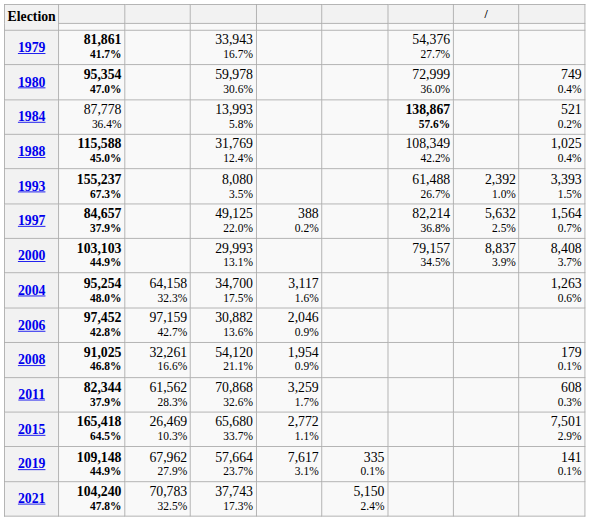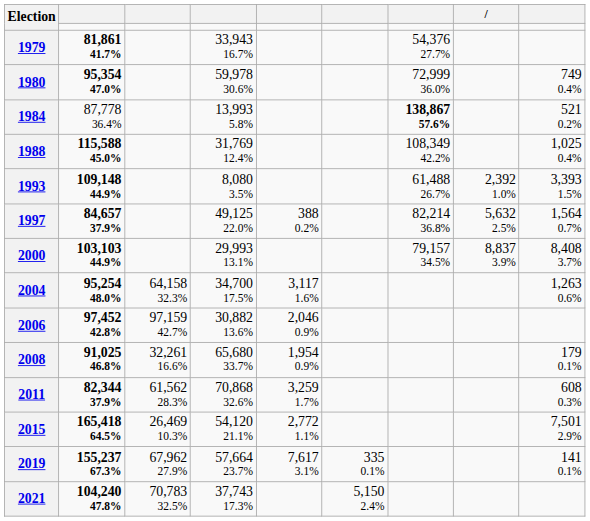(99, 185) 155,237 67.3% -> (99, 185) 109,148 44.9%
(234, 359) 54,120 21.1% -> (234, 359) 65,680 33.7%
(234, 429) 65,680 33.7% -> (234, 429) 54,120 21.1%
(99, 463) 109,148 44.9% -> (99, 463) 155,237 67.3%
